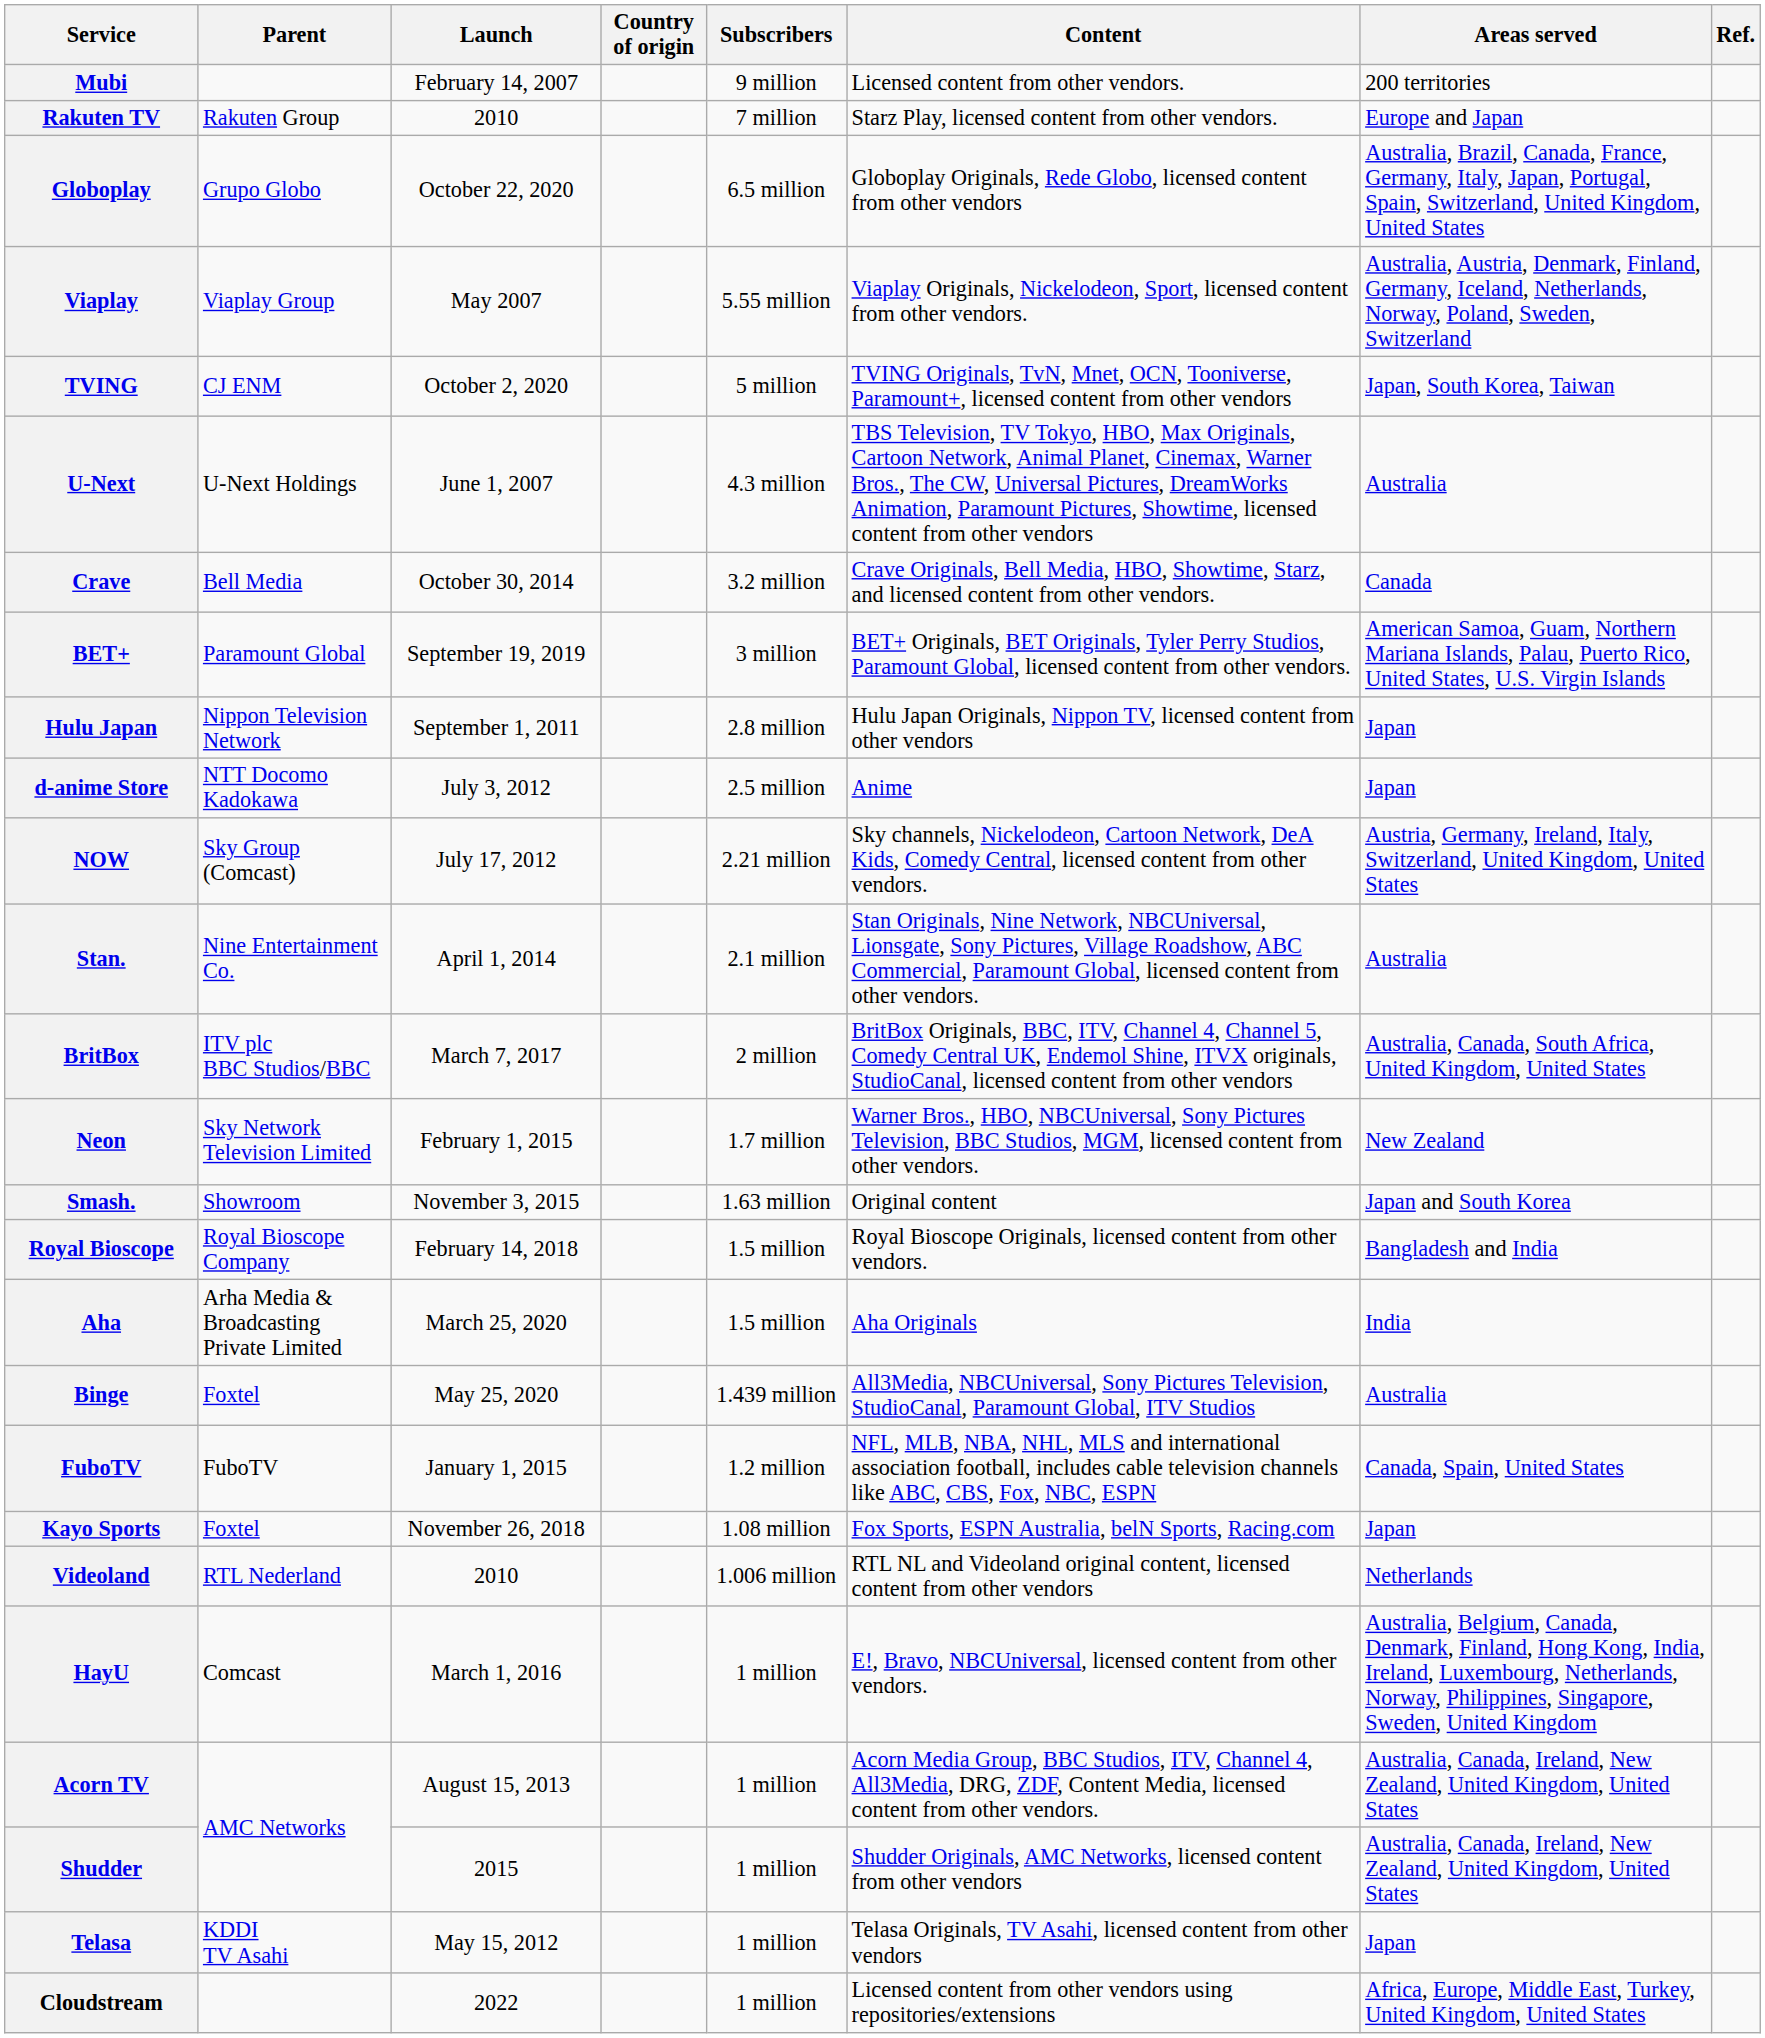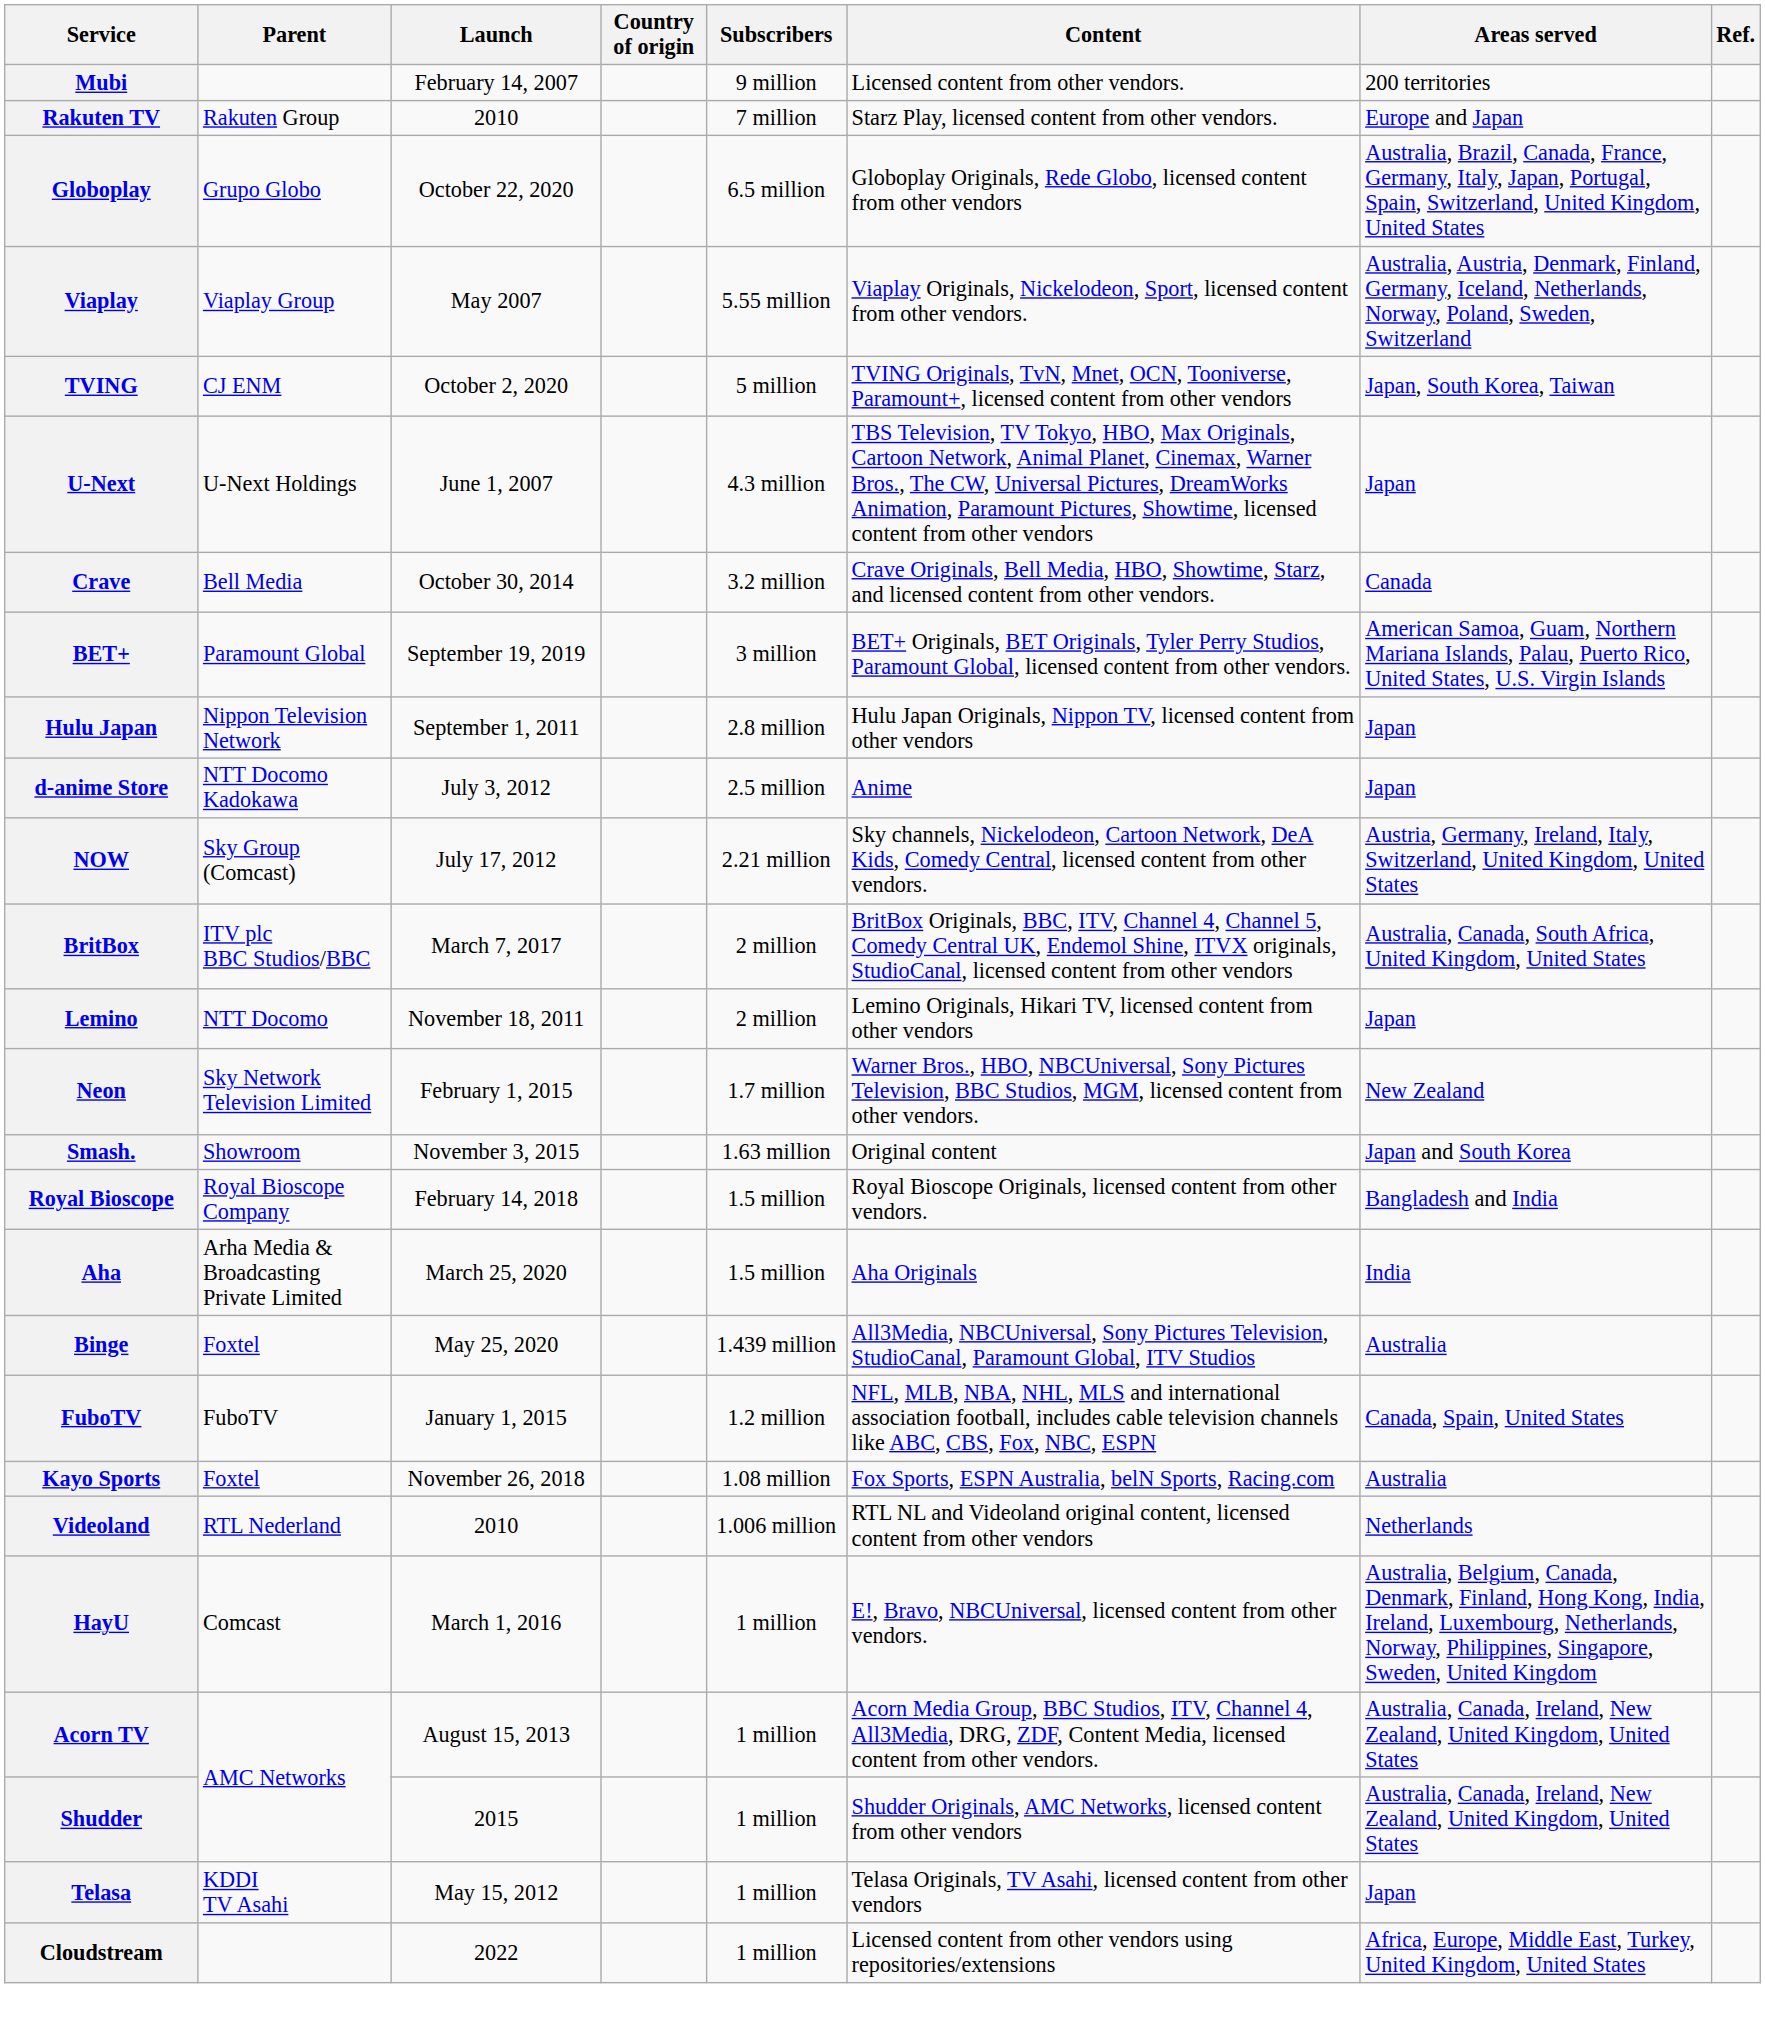(1406, 483) Australia -> (1390, 483) Japan
- row: (101, 958)
+ row: (101, 1018)
(1390, 1528) Japan -> (1406, 1478) Australia
